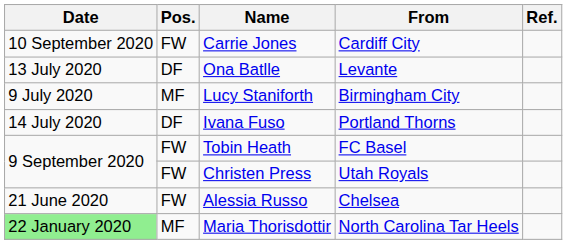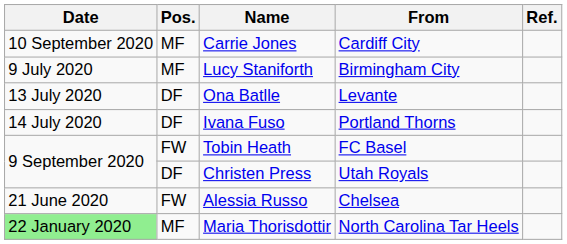(173, 43) FW -> (173, 43) MF
rows swapped: (258, 95) <-> (242, 69)
(173, 174) FW -> (172, 174) DF
